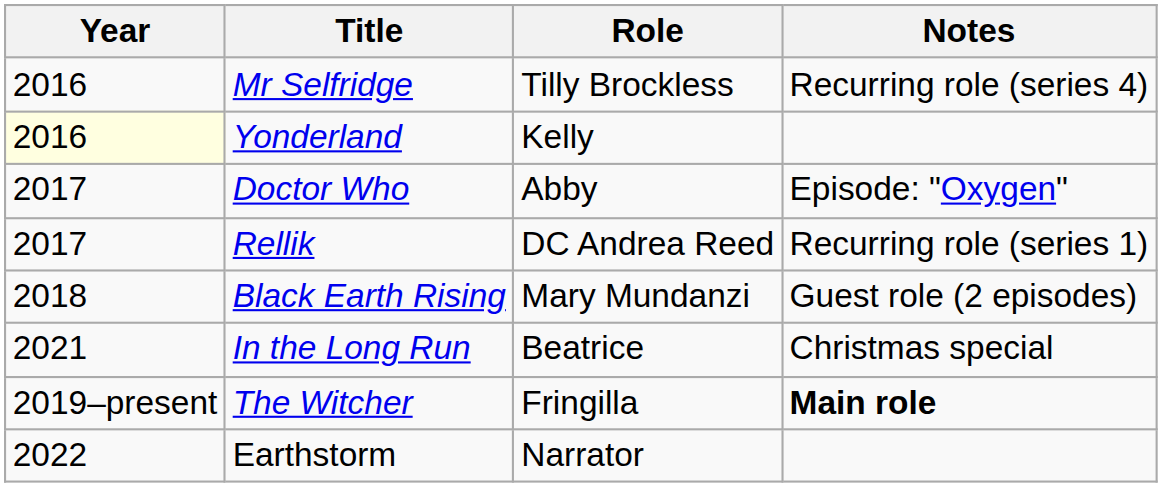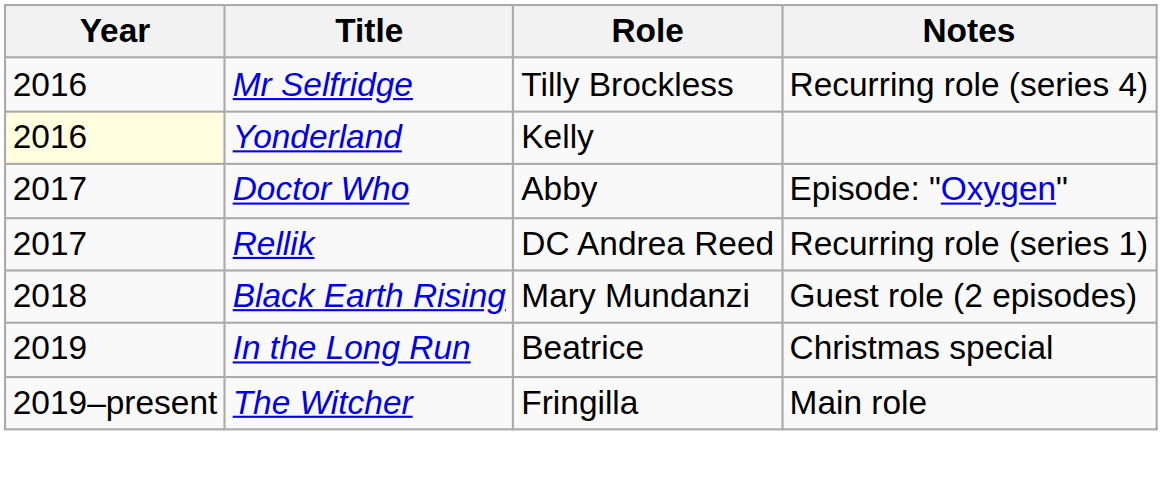(50, 349) 2021 -> (50, 349) 2019
(863, 402) bold -> (858, 402) normal
- row: (314, 455)
